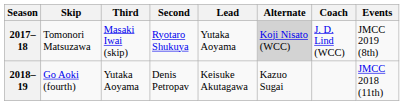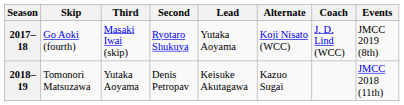(67, 40) Tomonori Matsuzawa -> (61, 40) Go Aoki (fourth)
(284, 40) lightgrey background -> (284, 40) no background
(61, 80) Go Aoki (fourth) -> (67, 80) Tomonori Matsuzawa
